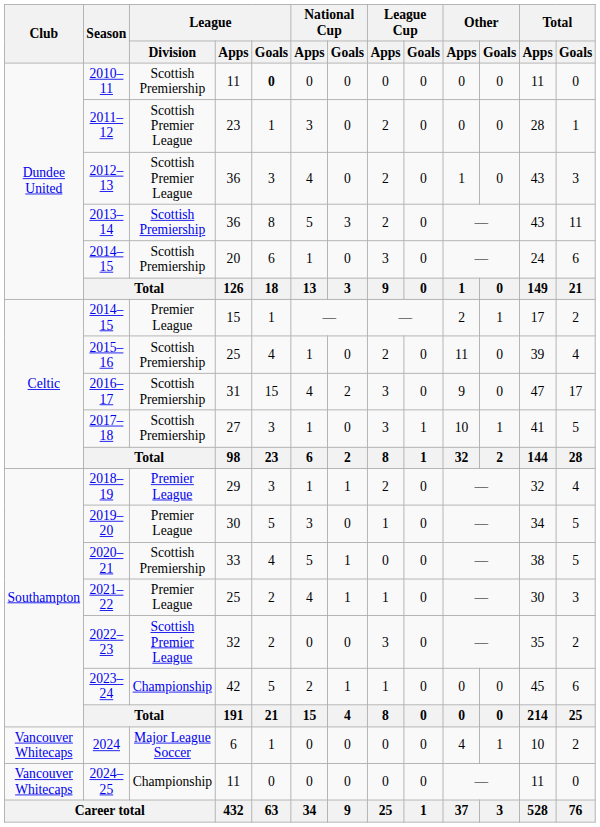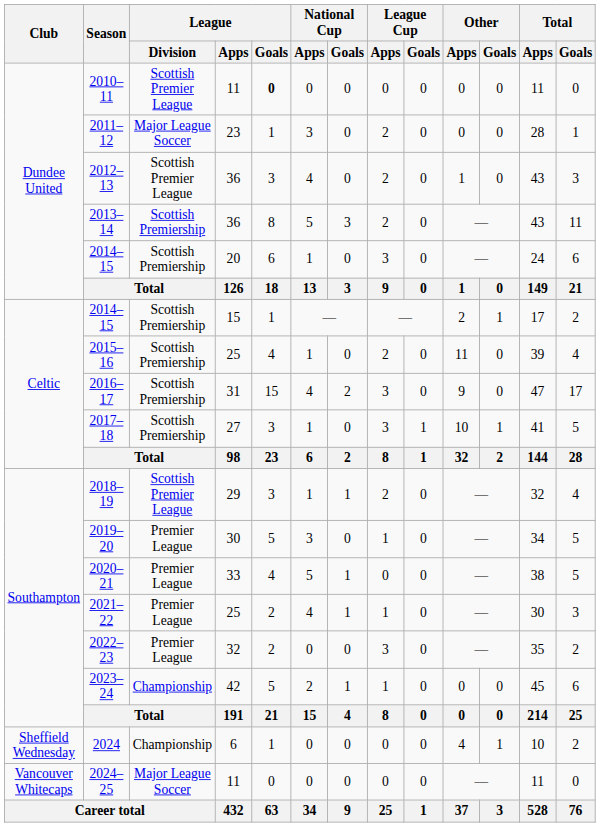(172, 81) Scottish Premiership -> (172, 89) Scottish Premier League
(172, 125) Scottish Premier League -> (172, 133) Major League Soccer
(172, 317) Premier League -> (172, 317) Scottish Premiership
(172, 486) Premier League -> (172, 494) Scottish Premier League
(172, 560) Scottish Premiership -> (172, 575) Premier League
(172, 642) Scottish Premier League -> (172, 649) Premier League
(44, 745) Vancouver Whitecaps -> (44, 745) Sheffield Wednesday
(172, 745) Major League Soccer -> (172, 745) Championship
(172, 781) Championship -> (172, 781) Major League Soccer
